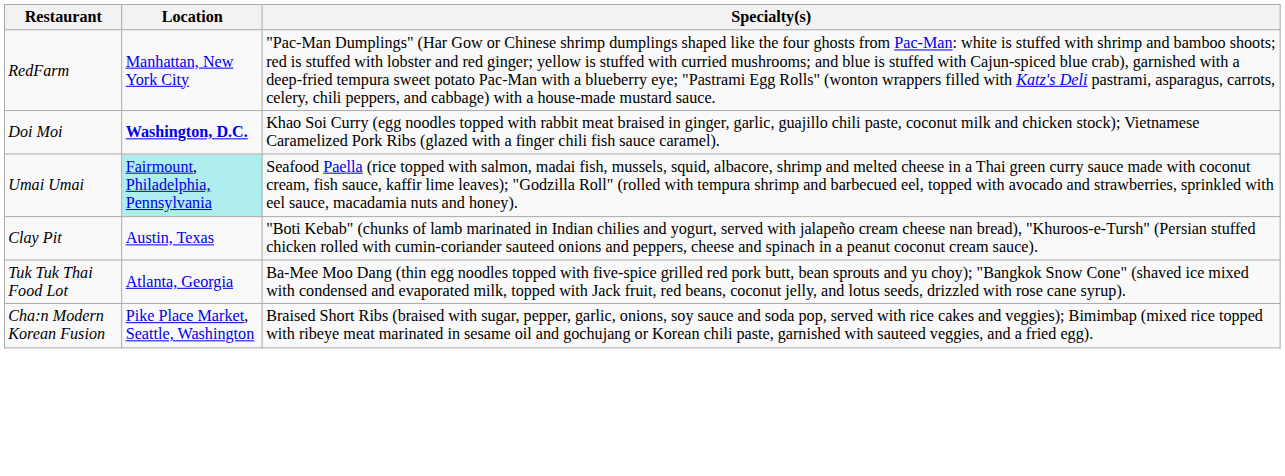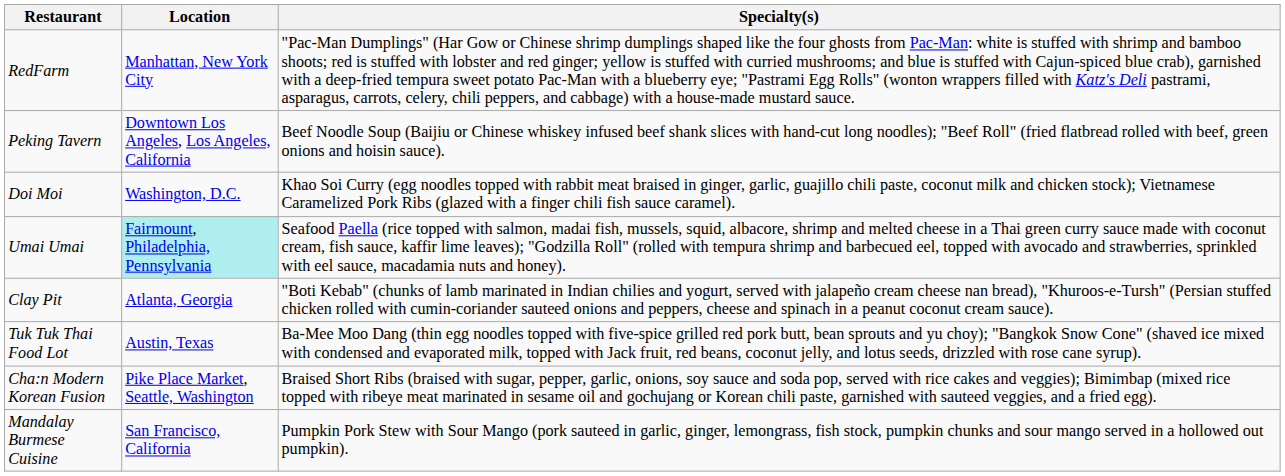+ row: (55, 141)
(187, 132) bold -> (183, 194) normal
(170, 237) Austin, Texas -> (179, 299) Atlanta, Georgia
(179, 281) Atlanta, Georgia -> (169, 343) Austin, Texas
+ row: (41, 440)
